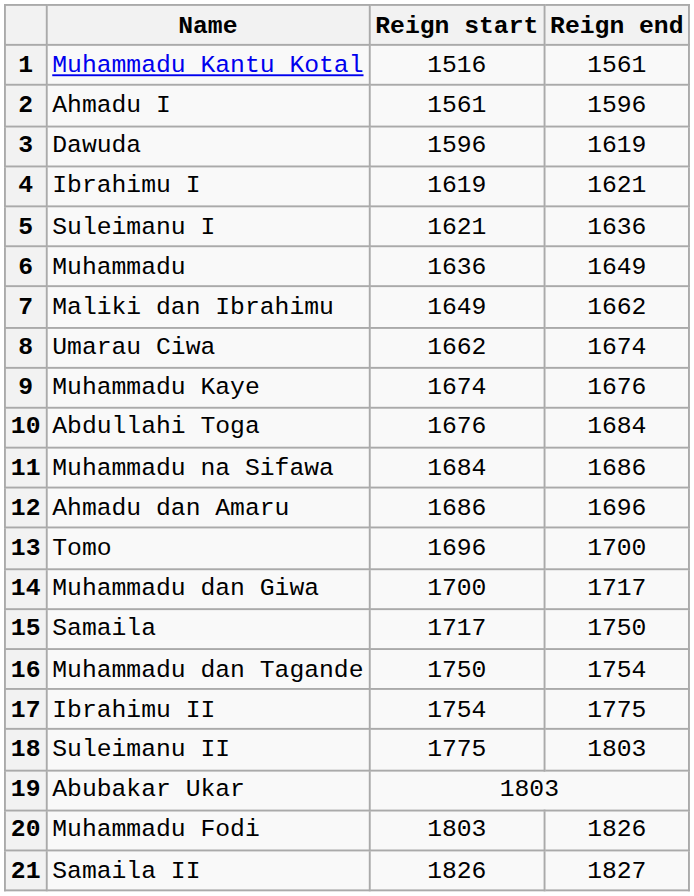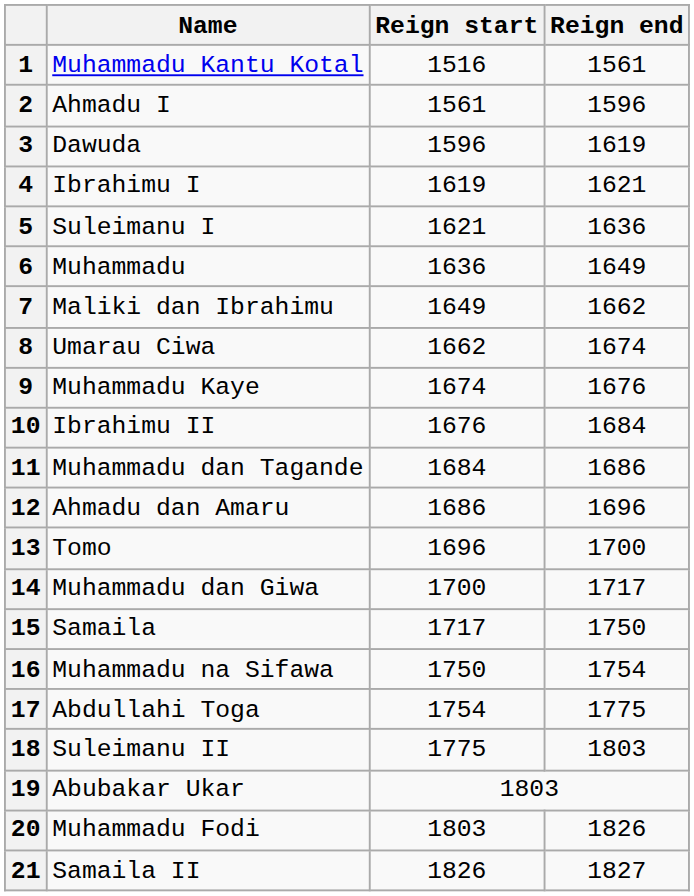(156, 428) Abdullahi Toga -> (134, 428) Ibrahimu II
(193, 468) Muhammadu na Sifawa -> (208, 468) Muhammadu dan Tagande
(208, 669) Muhammadu dan Tagande -> (193, 669) Muhammadu na Sifawa
(134, 709) Ibrahimu II -> (156, 709) Abdullahi Toga
